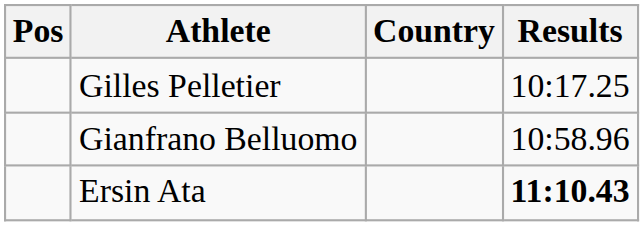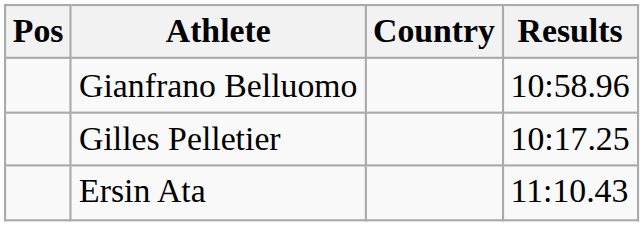rows swapped: (180, 84) <-> (218, 138)
(570, 191) bold -> (569, 191) normal
